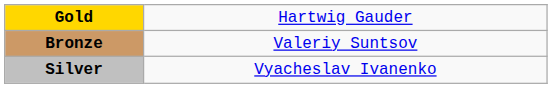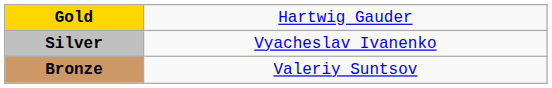rows swapped: (74, 70) <-> (74, 44)
